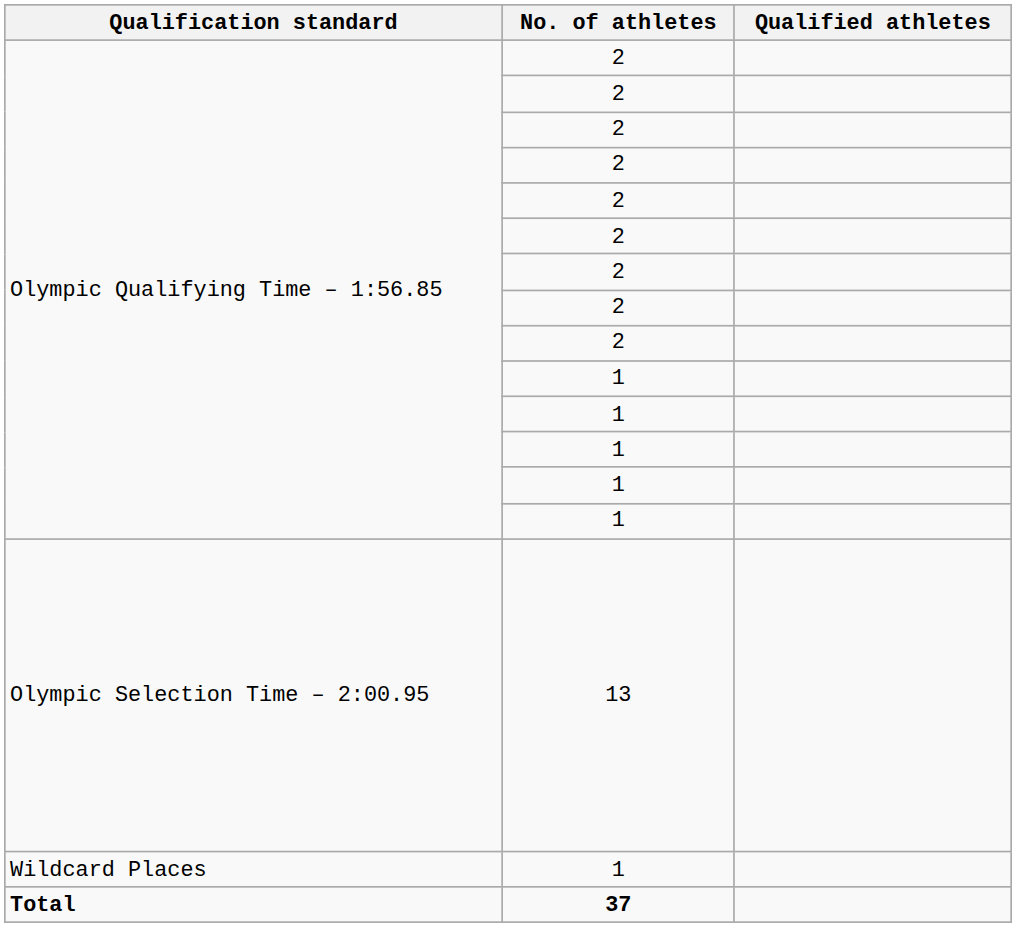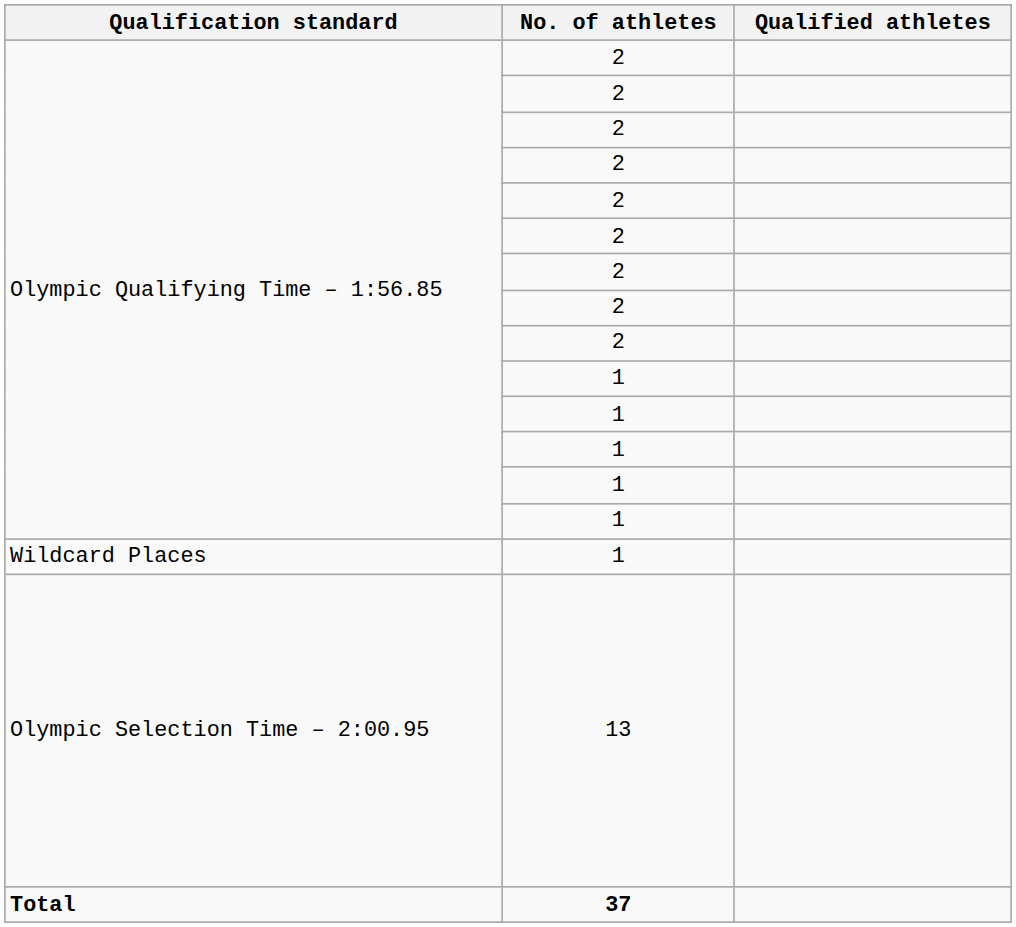rows swapped: (220, 695) <-> (108, 869)
